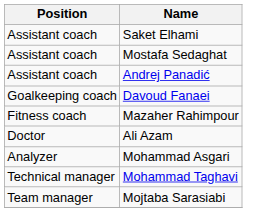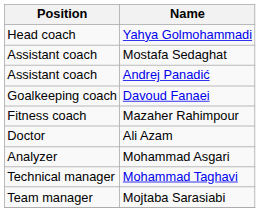+ row: (187, 34)
- row: (161, 34)
